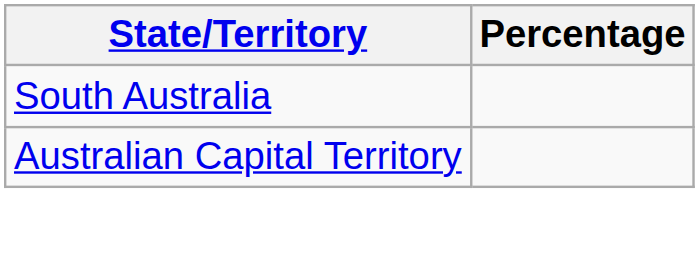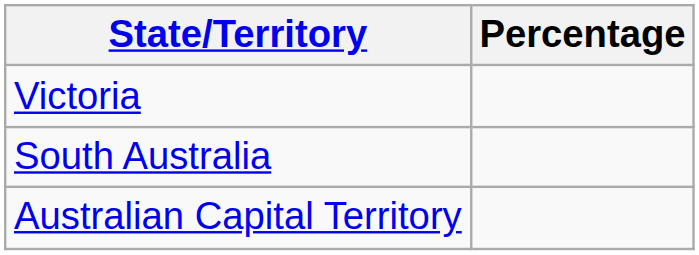+ row: (77, 95)
